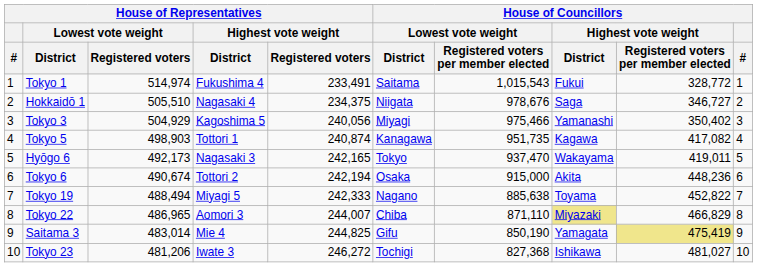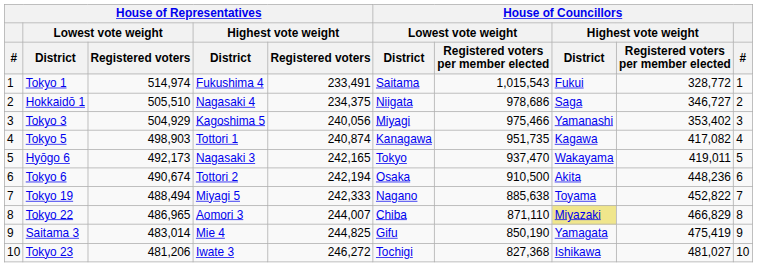(528, 102) 978,676 -> (528, 102) 978,686
(709, 121) 350,402 -> (709, 121) 353,402
(528, 177) 915,000 -> (528, 177) 910,500
(709, 233) khaki background -> (709, 233) no background
